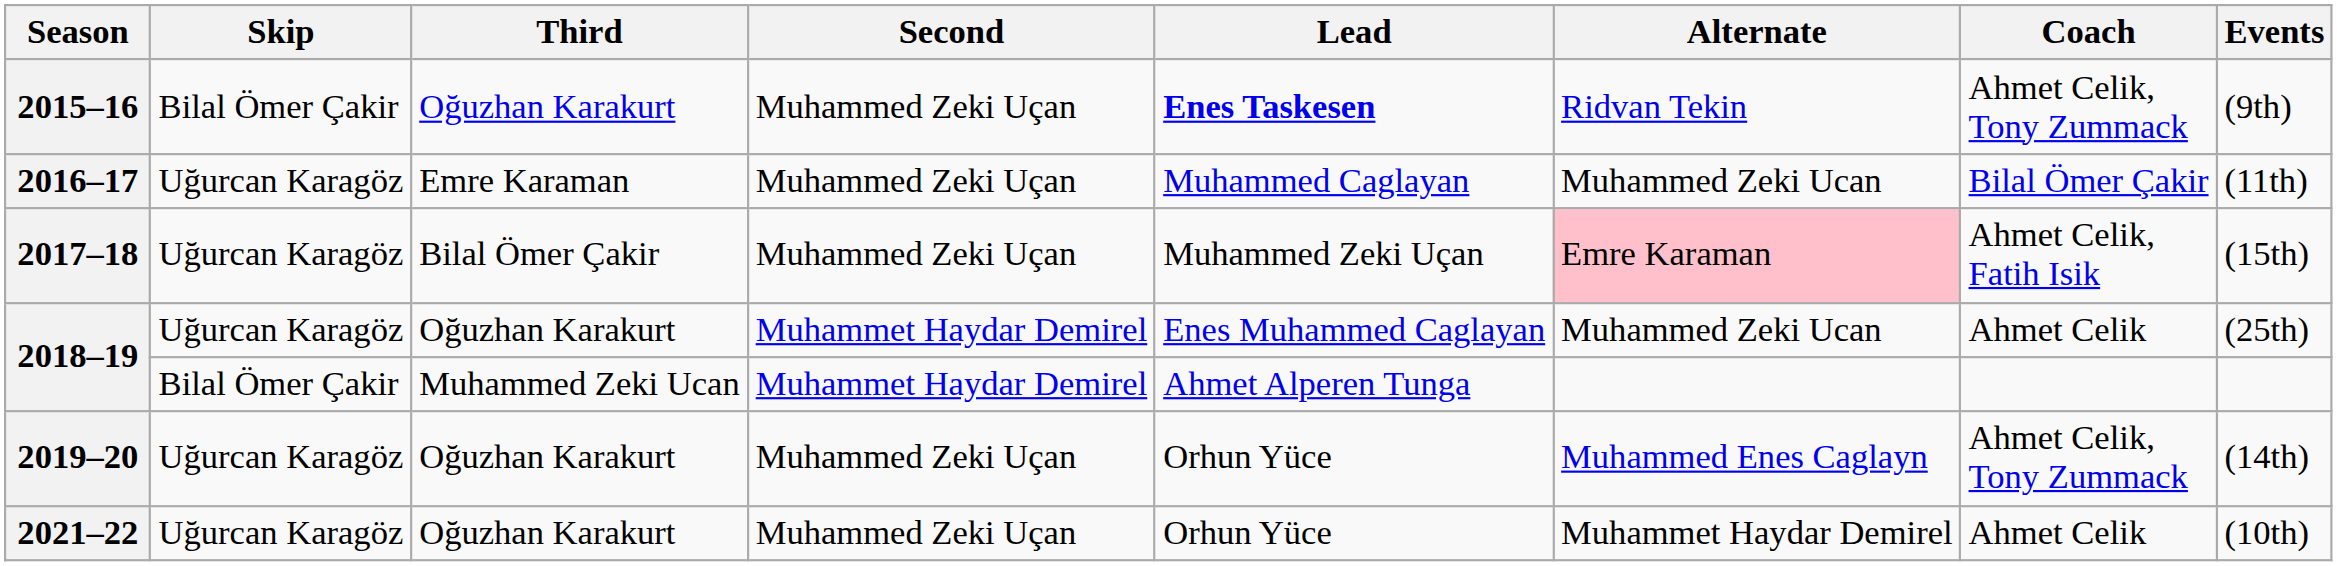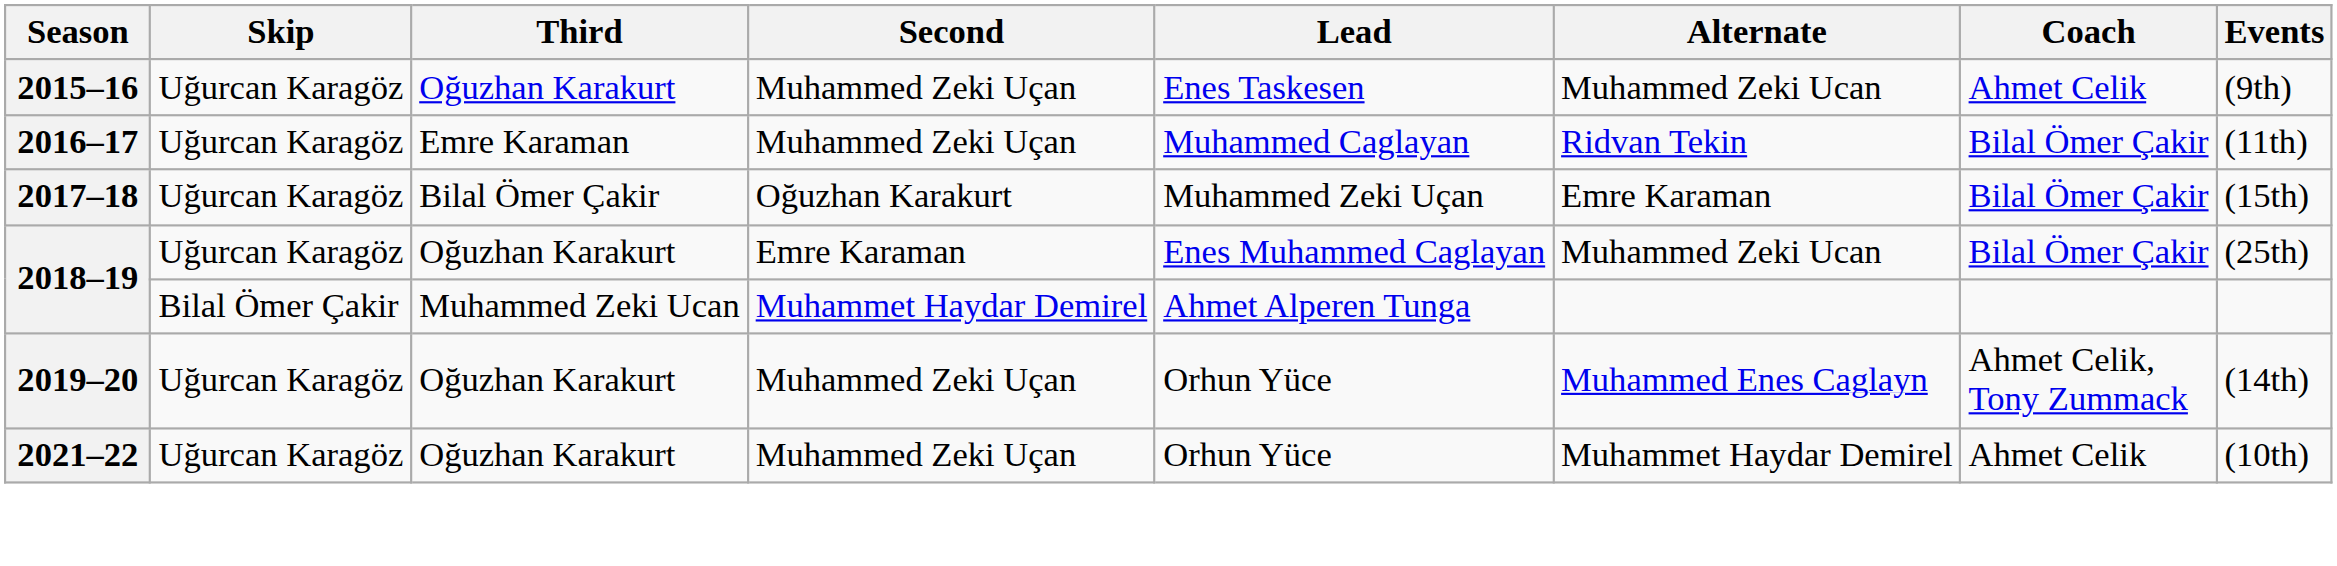(279, 106) Bilal Ömer Çakir -> (281, 86) Uğurcan Karagöz
(1269, 106) bold -> (1264, 86) normal
(1654, 106) Ridvan Tekin -> (1721, 86) Muhammed Zeki Ucan
(2078, 106) Ahmet Celik, Tony Zummack -> (2057, 86) Ahmet Celik
(1721, 180) Muhammed Zeki Ucan -> (1654, 141) Ridvan Tekin
(916, 254) Muhammed Zeki Uçan -> (884, 196) Oğuzhan Karakurt
(1666, 254) pink background -> (1666, 196) no background
(2062, 254) Ahmet Celik, Fatih Isik -> (2089, 196) Bilal Ömer Çakir
(951, 328) Muhammet Haydar Demirel -> (861, 251) Emre Karaman
(2057, 328) Ahmet Celik -> (2089, 251) Bilal Ömer Çakir
